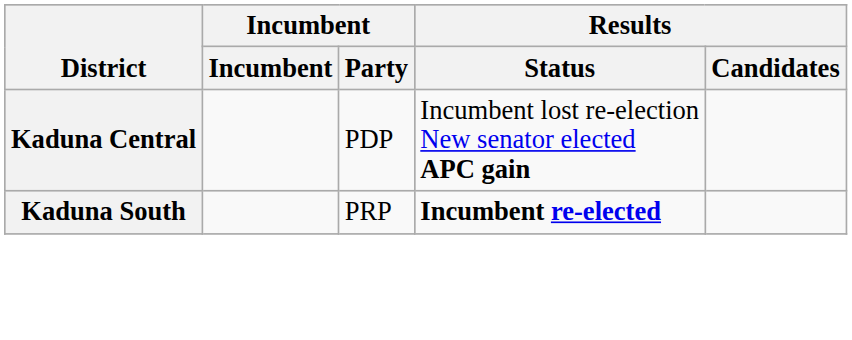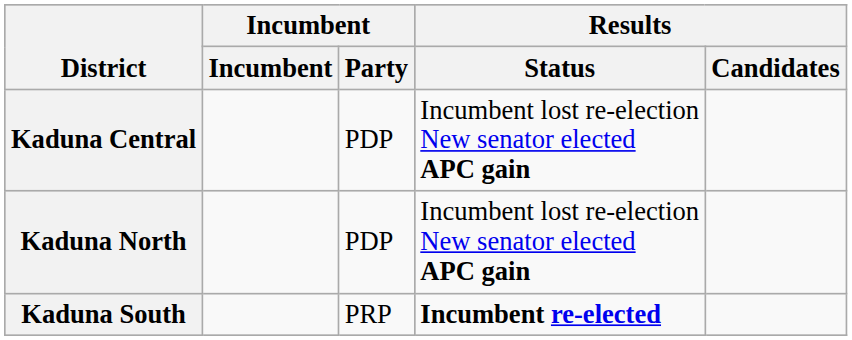+ row: (104, 241)
